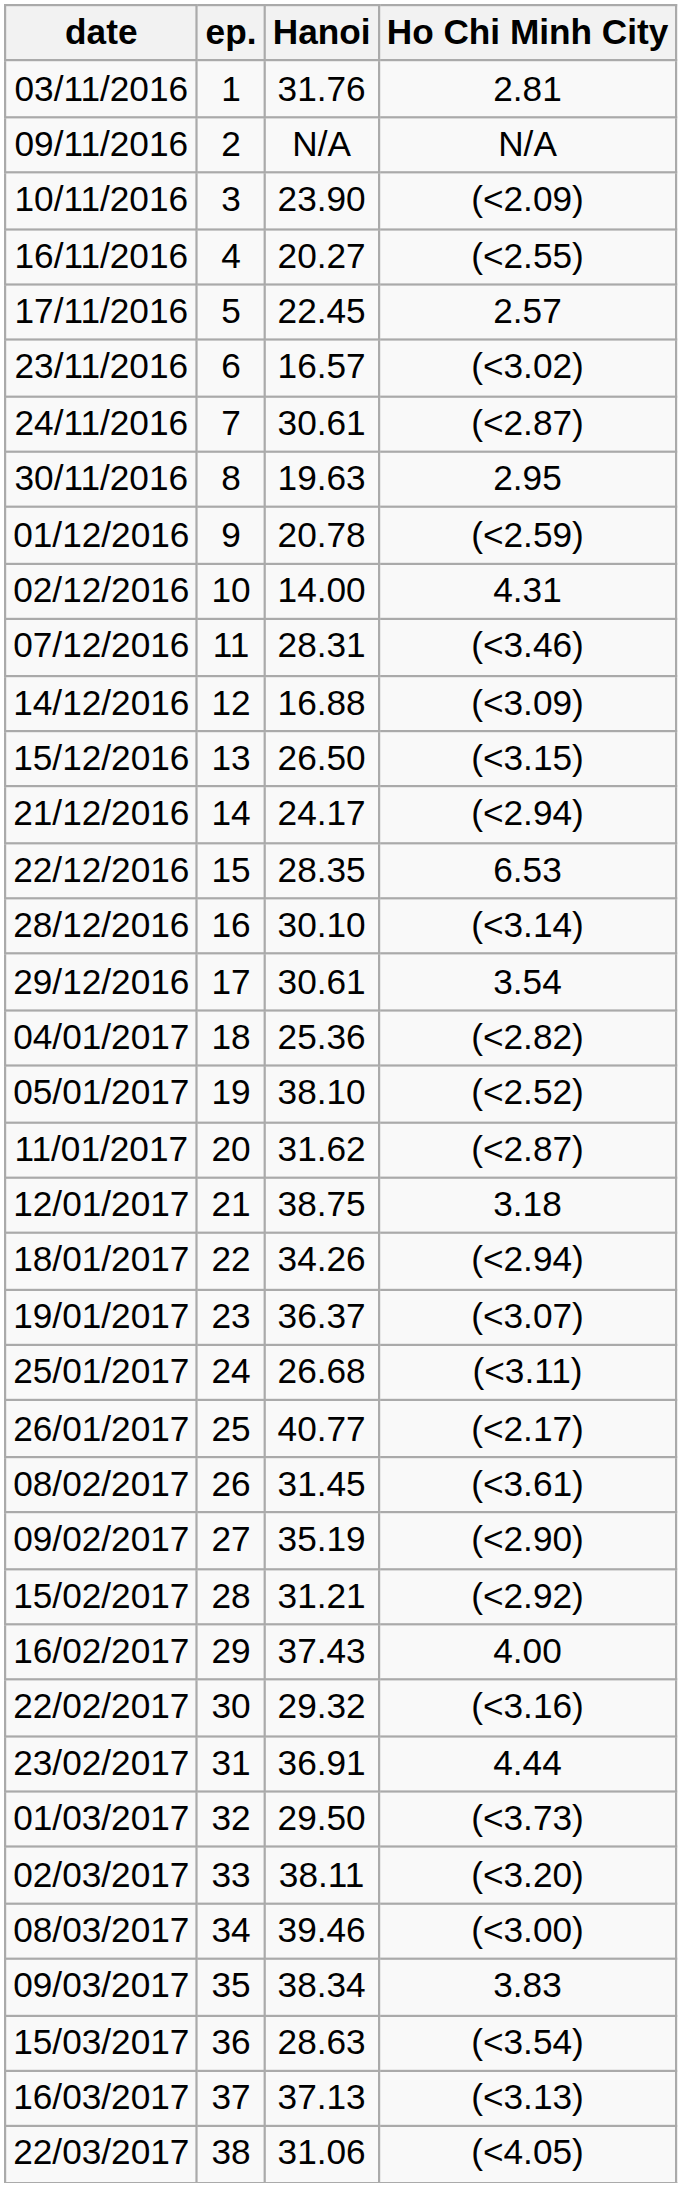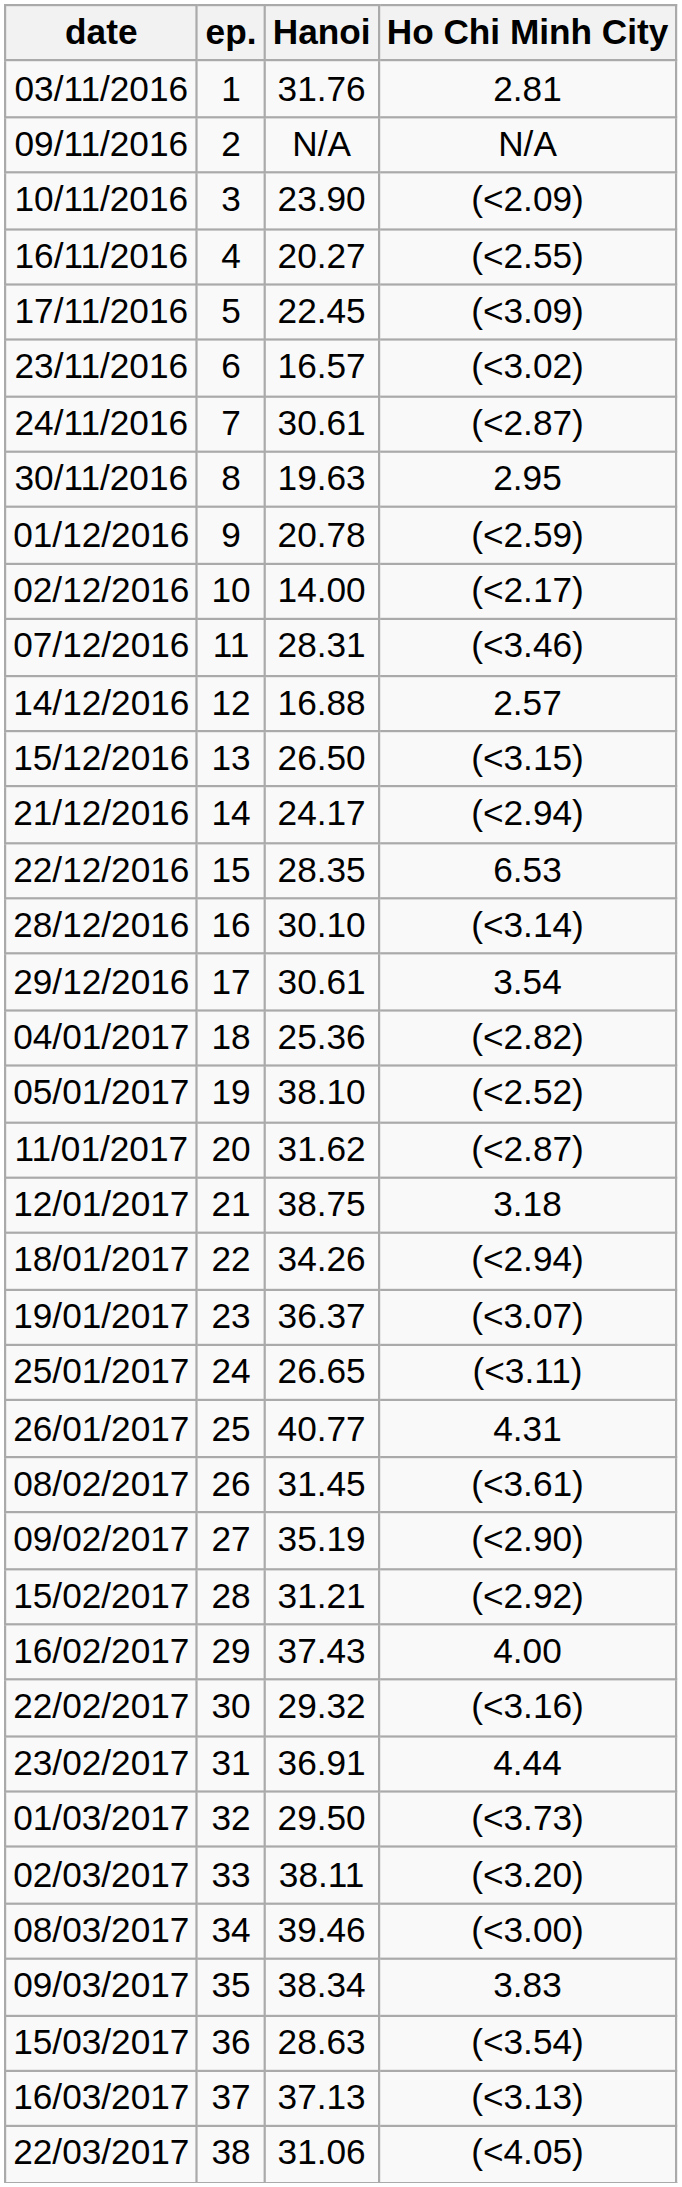(528, 311) 2.57 -> (528, 311) (<3.09)
(528, 590) 4.31 -> (528, 590) (<2.17)
(528, 702) (<3.09) -> (528, 702) 2.57
(322, 1372) 26.68 -> (322, 1372) 26.65
(528, 1428) (<2.17) -> (528, 1428) 4.31
